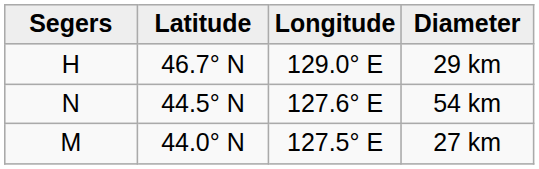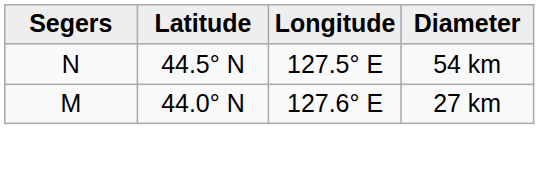- row: (467, 63)
(335, 103) 127.6° E -> (335, 63) 127.5° E
(335, 143) 127.5° E -> (335, 103) 127.6° E
